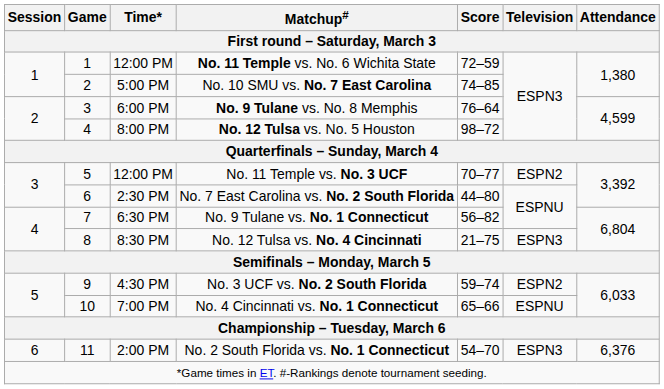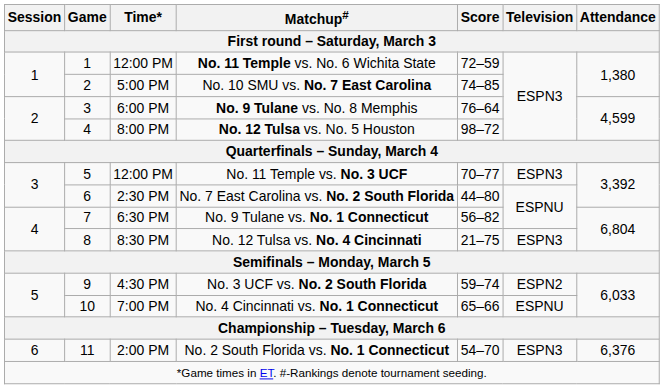(540, 174) ESPN2 -> (540, 174) ESPN3
